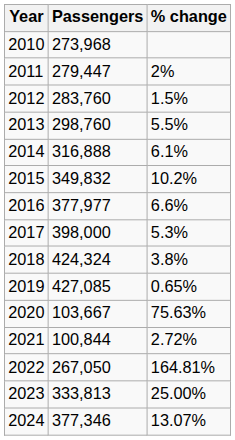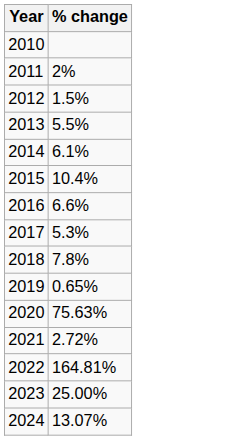- column: (98, 17)
(174, 179) 10.2% -> (75, 179) 10.4%
(169, 259) 3.8% -> (70, 259) 7.8%
